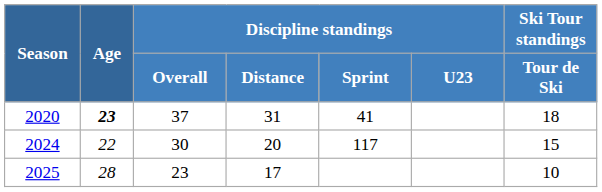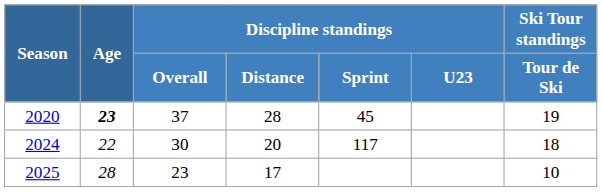(273, 116) 31 -> (273, 116) 28
(365, 116) 41 -> (365, 116) 45
(551, 116) 18 -> (551, 116) 19
(551, 144) 15 -> (551, 144) 18
